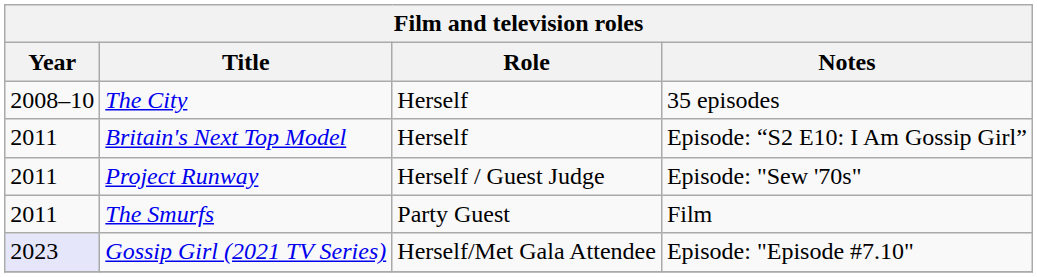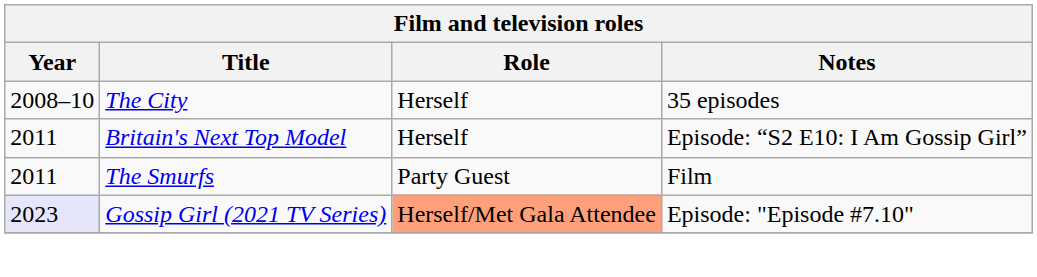- row: (182, 175)
(527, 251) no background -> (527, 213) lightsalmon background
